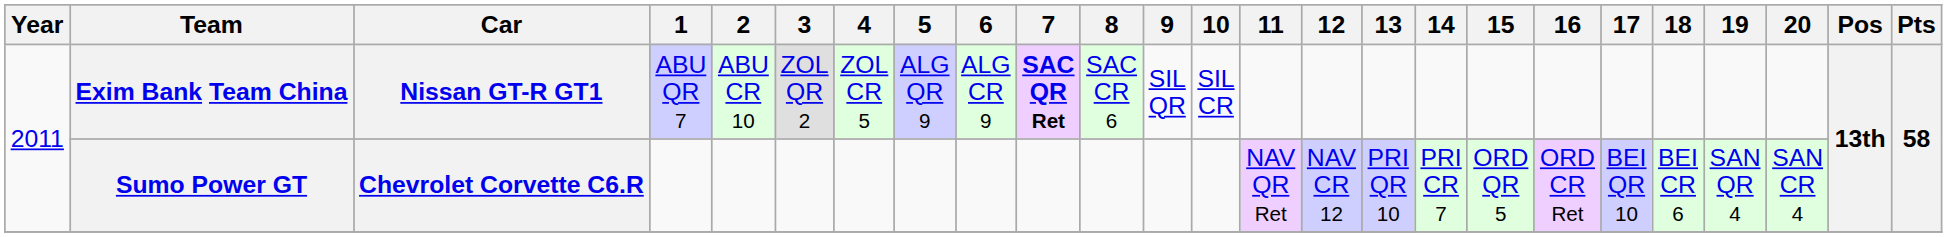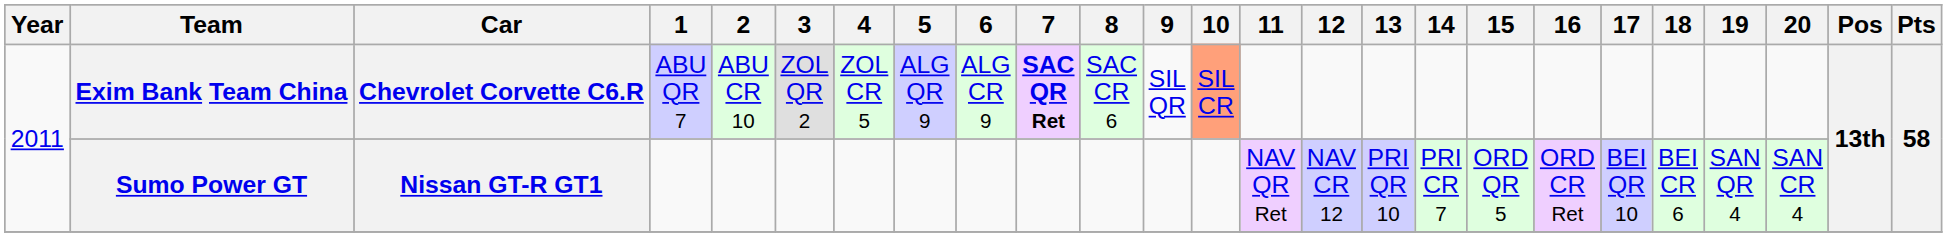(501, 91) Nissan GT-R GT1 -> (501, 91) Chevrolet Corvette C6.R
(1216, 91) no background -> (1216, 91) lightsalmon background
(501, 186) Chevrolet Corvette C6.R -> (501, 186) Nissan GT-R GT1
